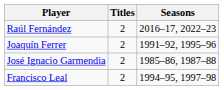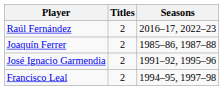(178, 45) 1991–92, 1995–96 -> (178, 45) 1985–86, 1987–88
(178, 61) 1985–86, 1987–88 -> (178, 61) 1991–92, 1995–96
